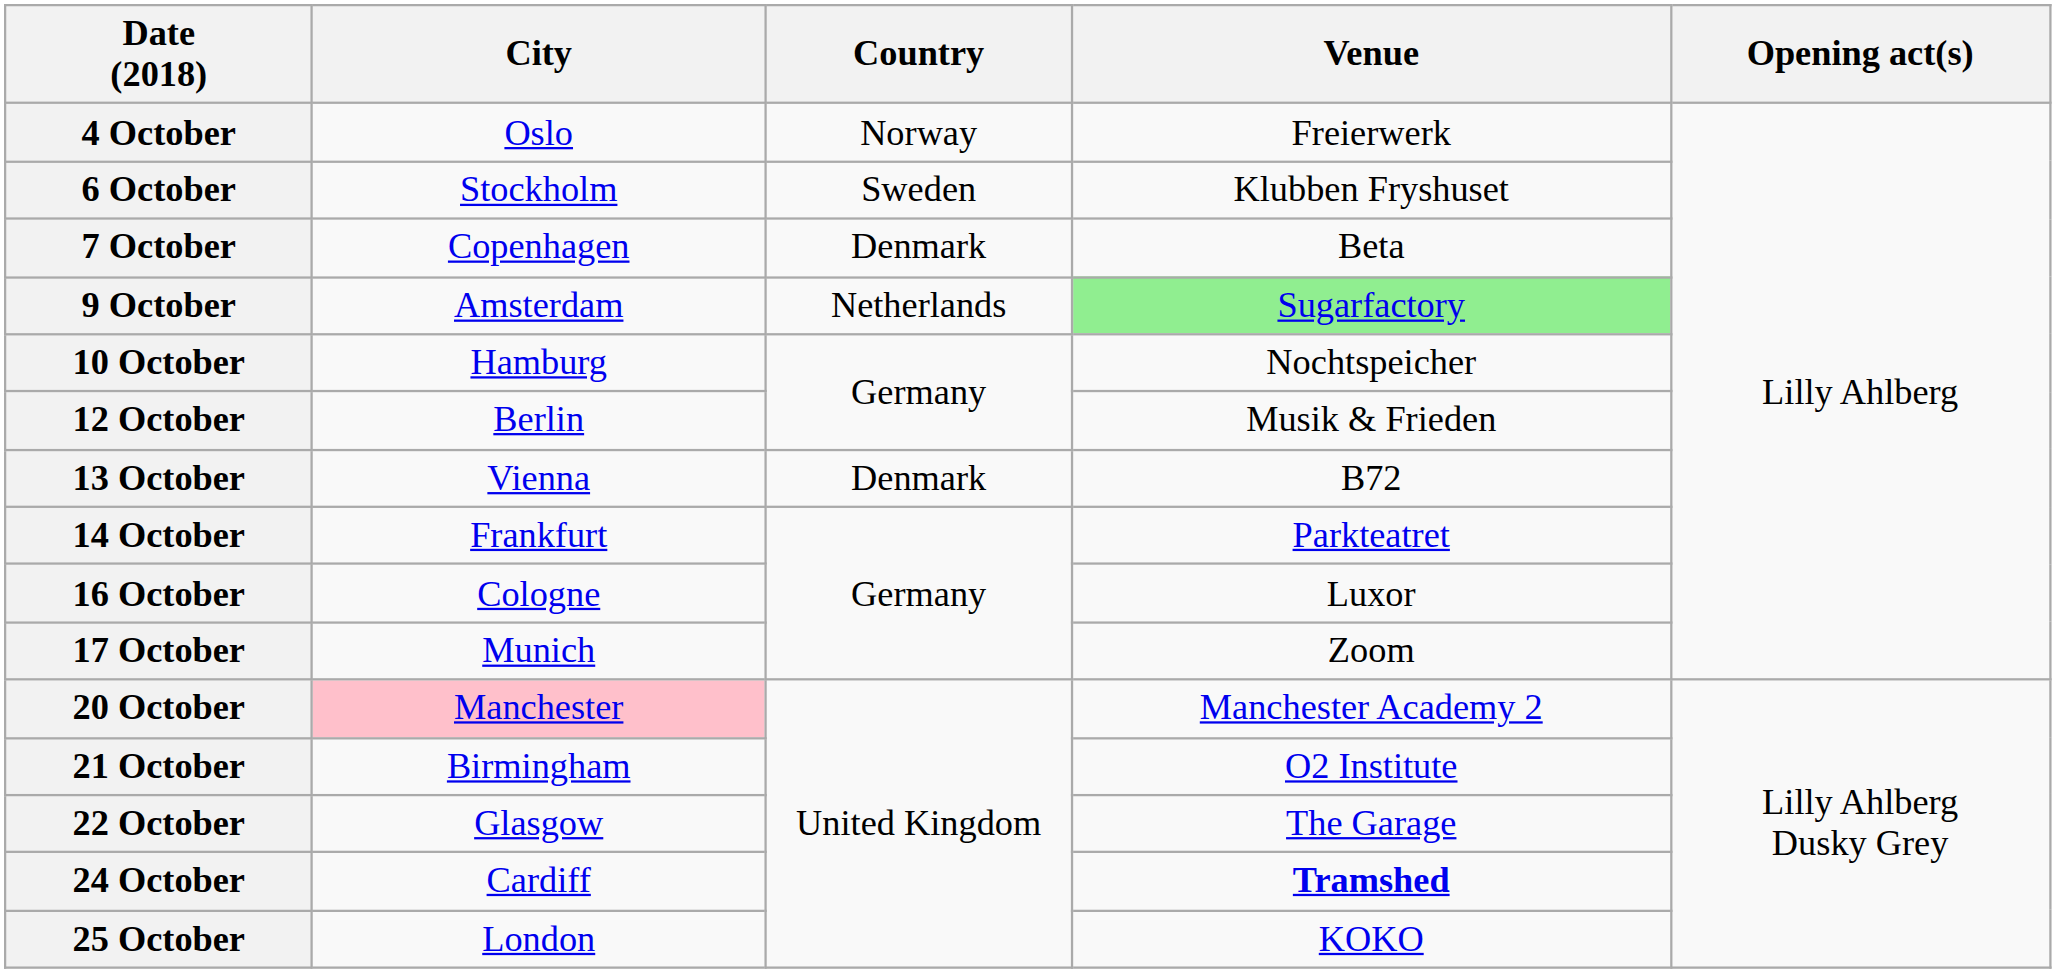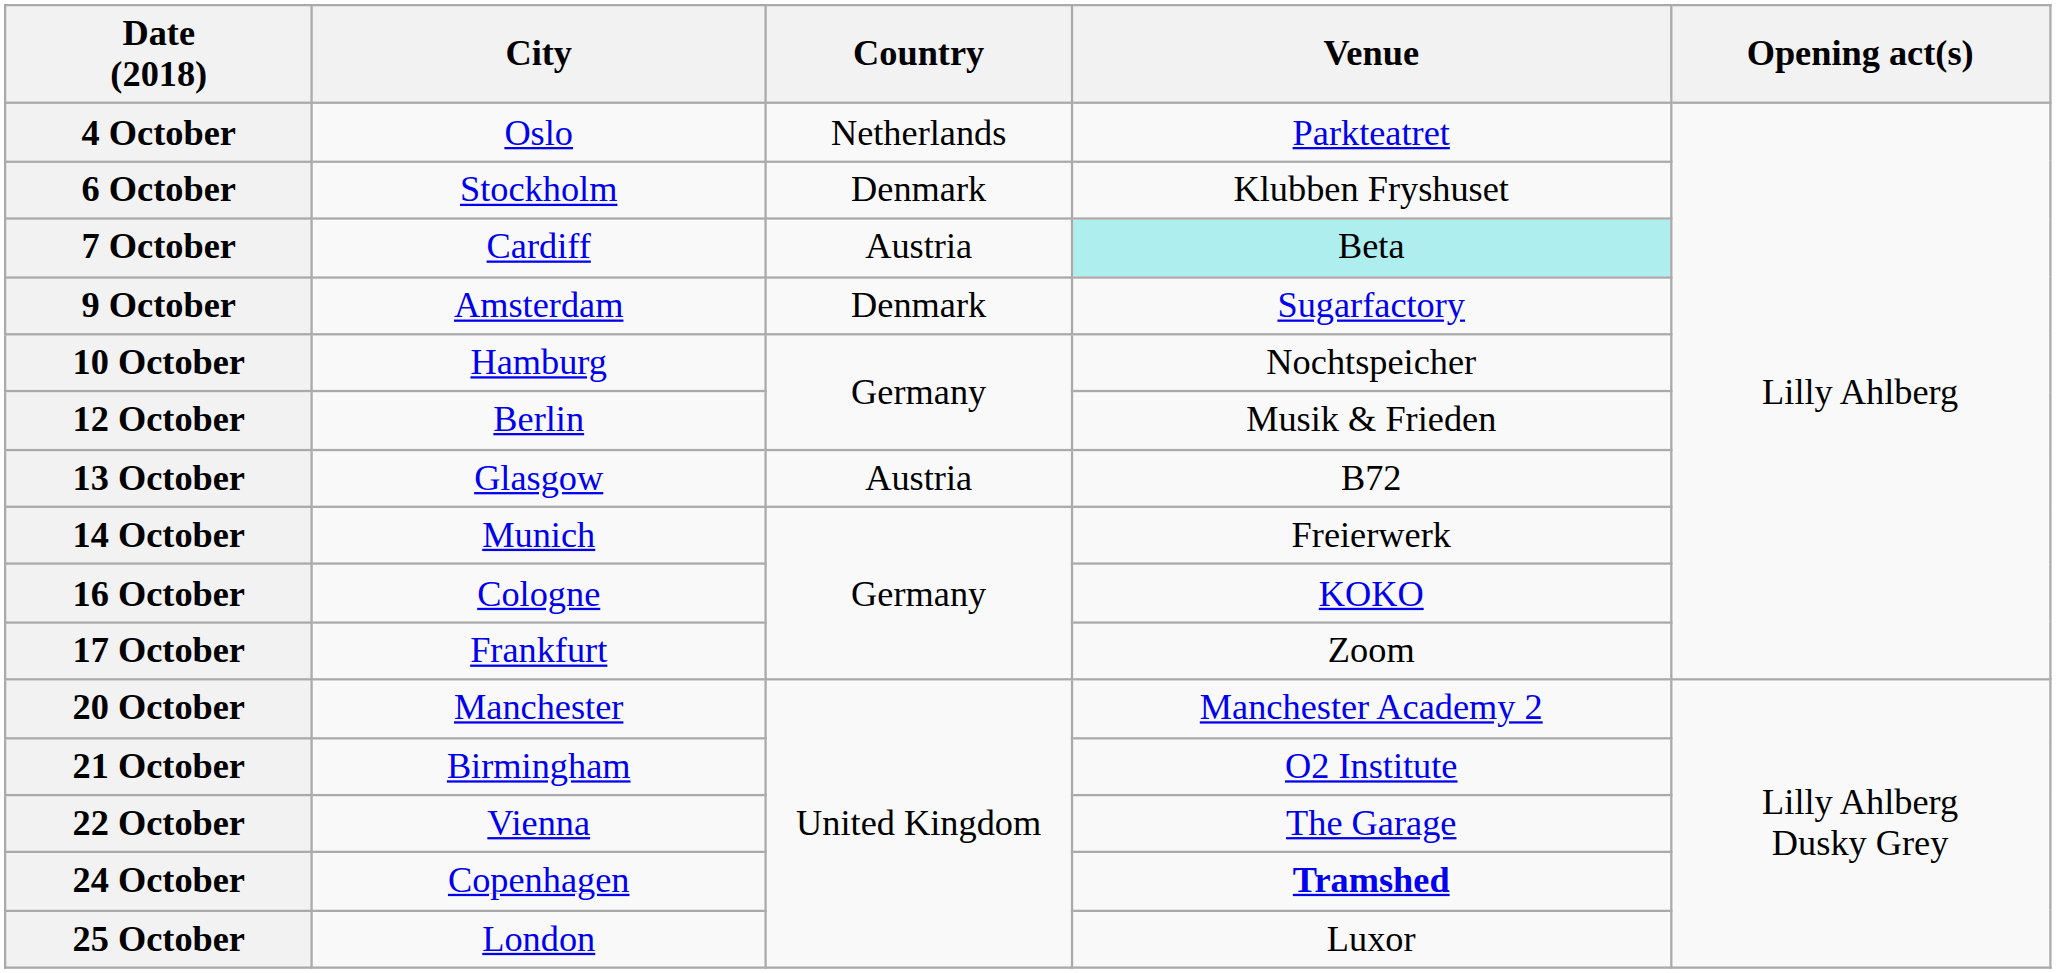(919, 131) Norway -> (919, 131) Netherlands
(1371, 131) Freierwerk -> (1371, 131) Parkteatret
(919, 189) Sweden -> (919, 189) Denmark
(539, 246) Copenhagen -> (539, 246) Cardiff
(919, 246) Denmark -> (919, 246) Austria
(1371, 246) no background -> (1371, 246) paleturquoise background
(919, 304) Netherlands -> (919, 304) Denmark
(1371, 304) lightgreen background -> (1371, 304) no background
(539, 477) Vienna -> (539, 477) Glasgow
(919, 477) Denmark -> (919, 477) Austria
(539, 534) Frankfurt -> (539, 534) Munich
(1371, 534) Parkteatret -> (1371, 534) Freierwerk
(1371, 592) Luxor -> (1371, 592) KOKO
(539, 650) Munich -> (539, 650) Frankfurt
(539, 707) pink background -> (539, 707) no background
(539, 822) Glasgow -> (539, 822) Vienna
(539, 880) Cardiff -> (539, 880) Copenhagen
(1371, 938) KOKO -> (1371, 938) Luxor
